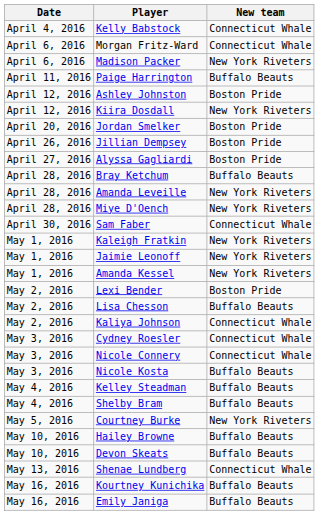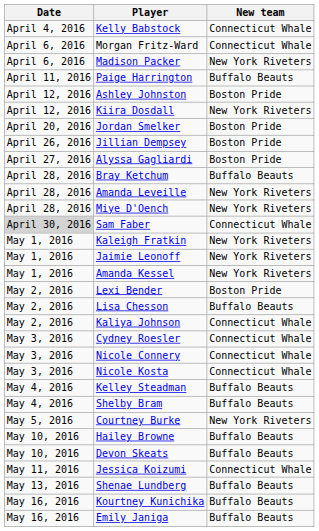(49, 225) no background -> (49, 225) lightgrey background
(251, 371) Buffalo Beauts -> (260, 371) Connecticut Whale
+ row: (141, 469)
(260, 469) Connecticut Whale -> (251, 486) Buffalo Beauts
